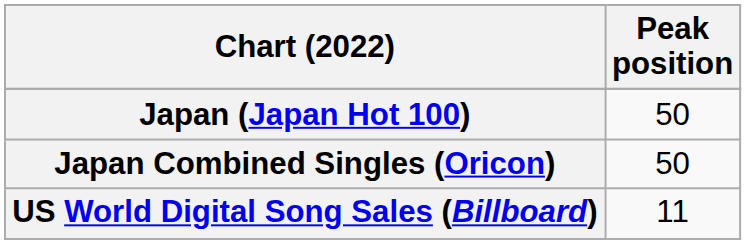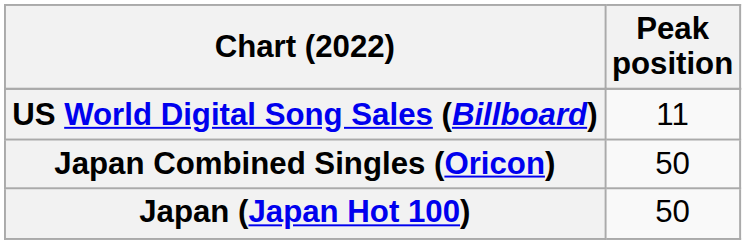rows swapped: (305, 113) <-> (305, 212)
